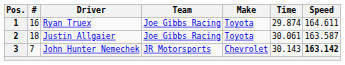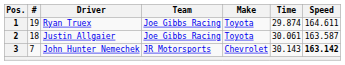(34, 24) 16 -> (34, 24) 19
